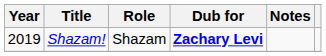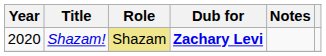(24, 39) 2019 -> (24, 39) 2020
(139, 39) no background -> (139, 39) khaki background
